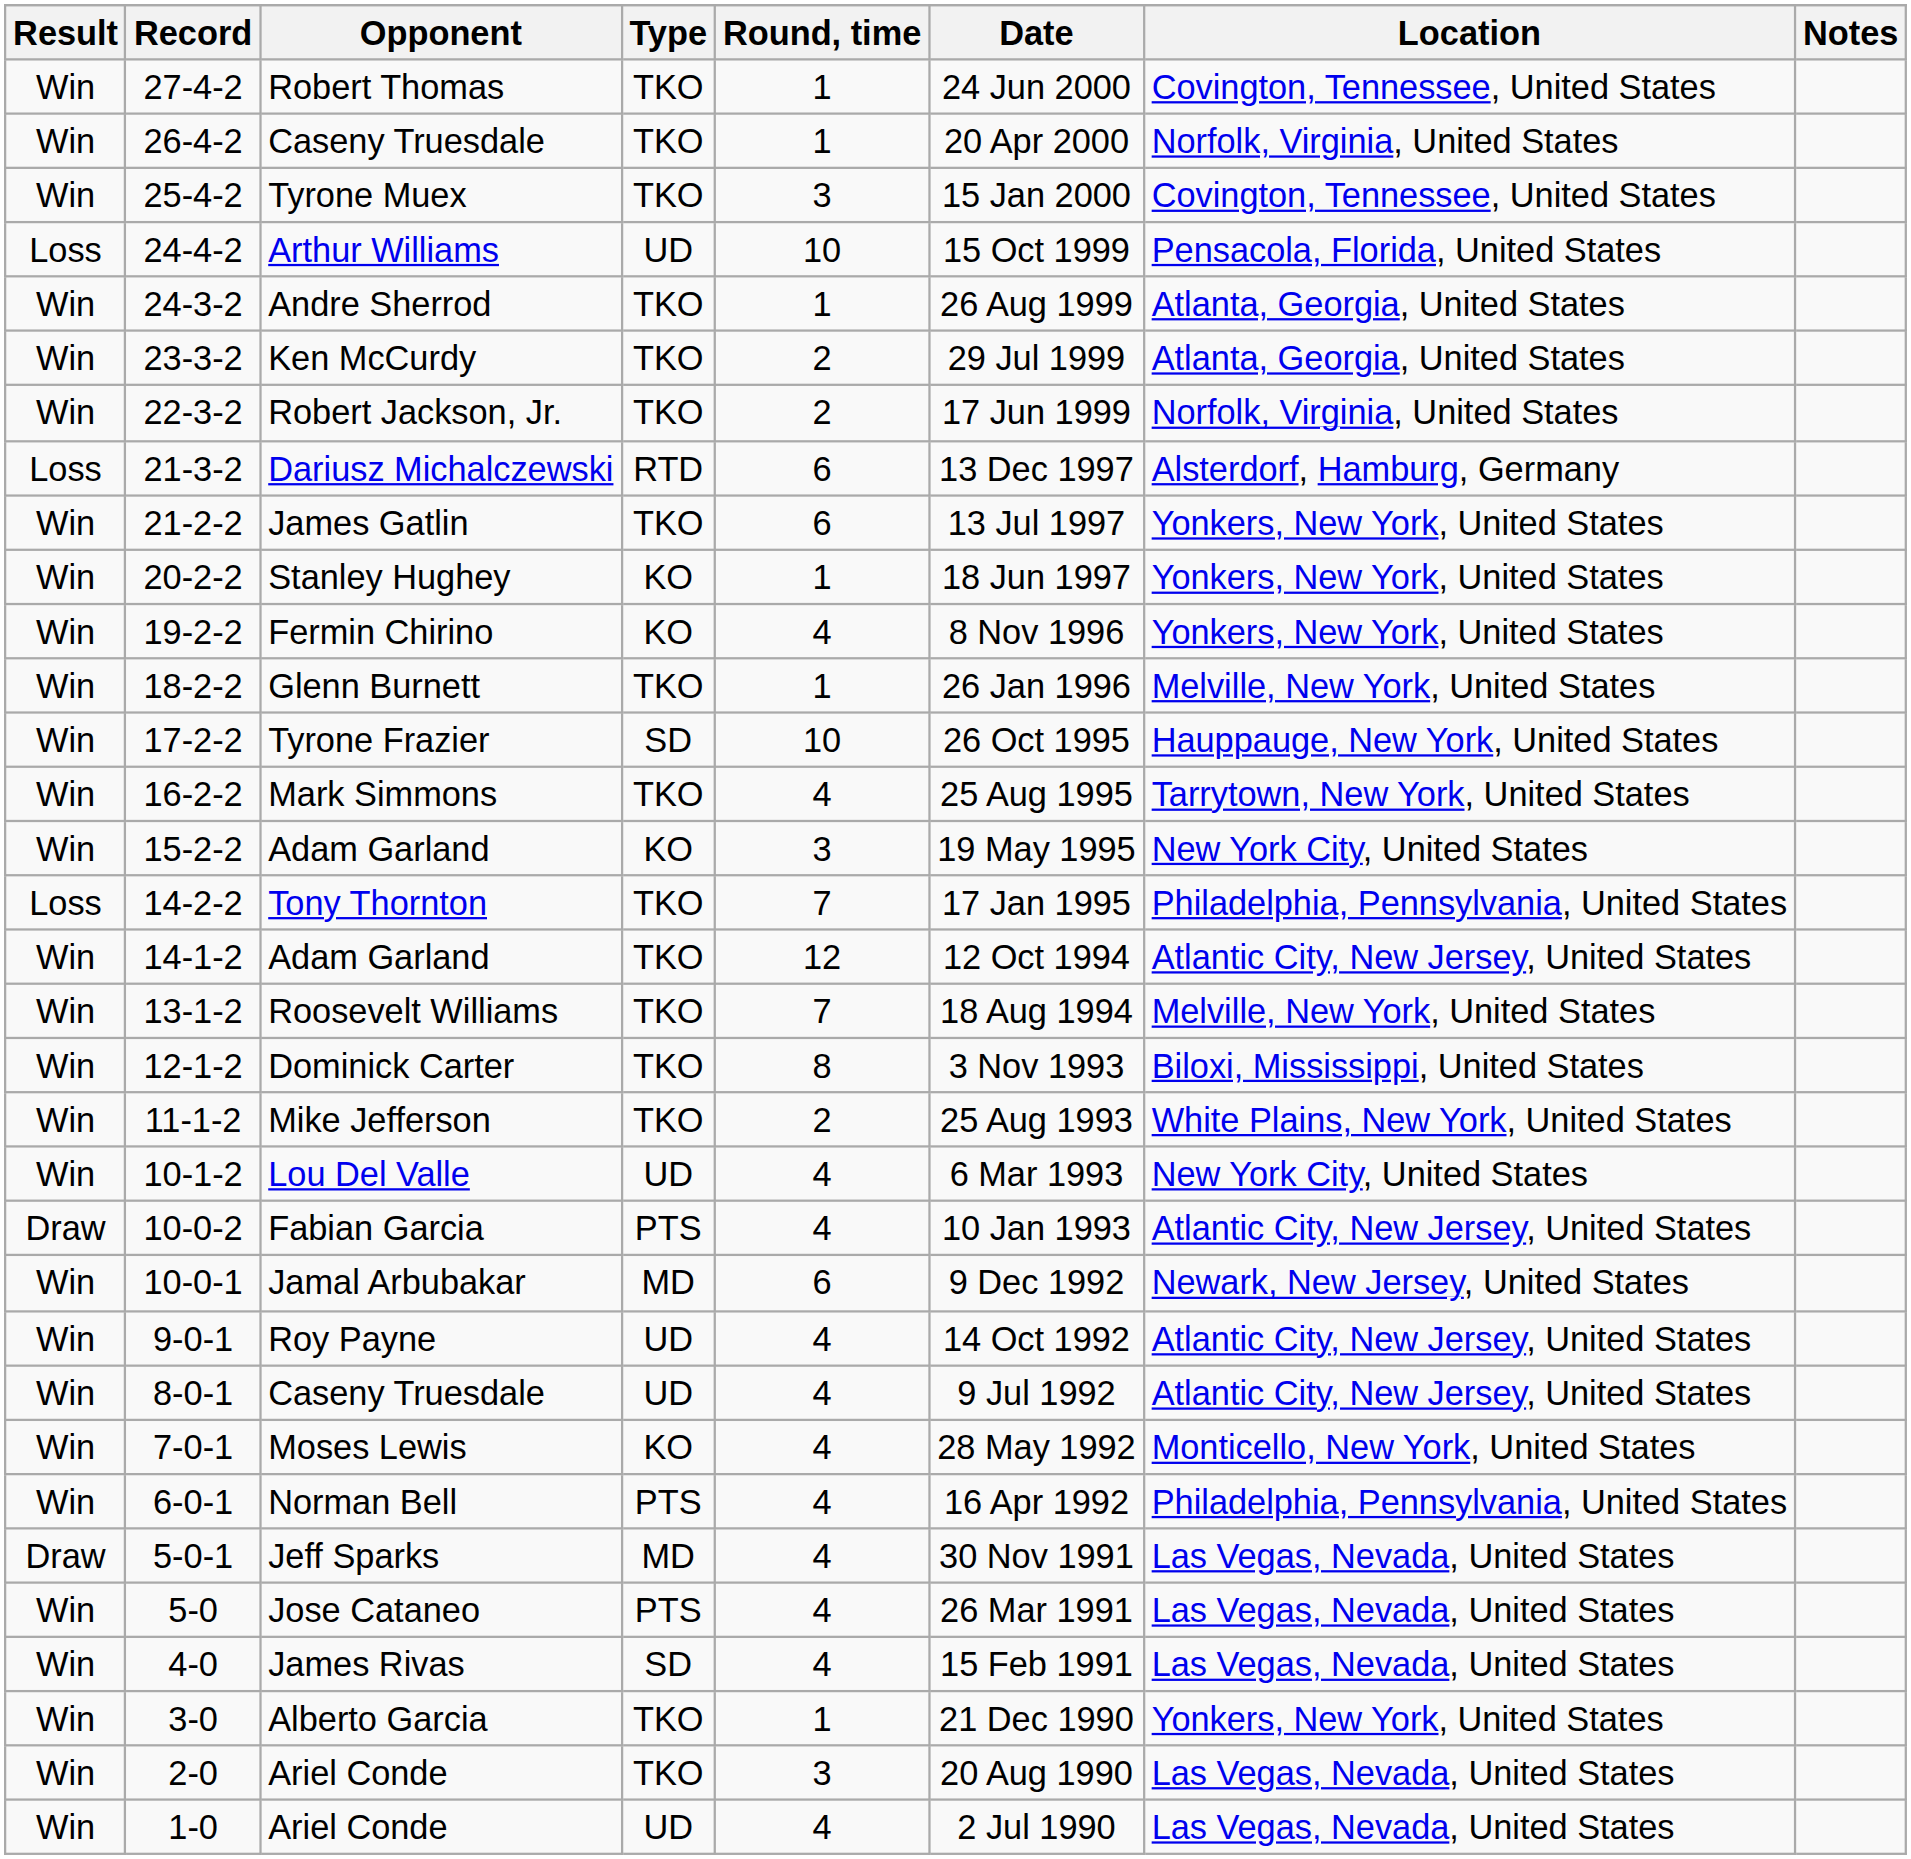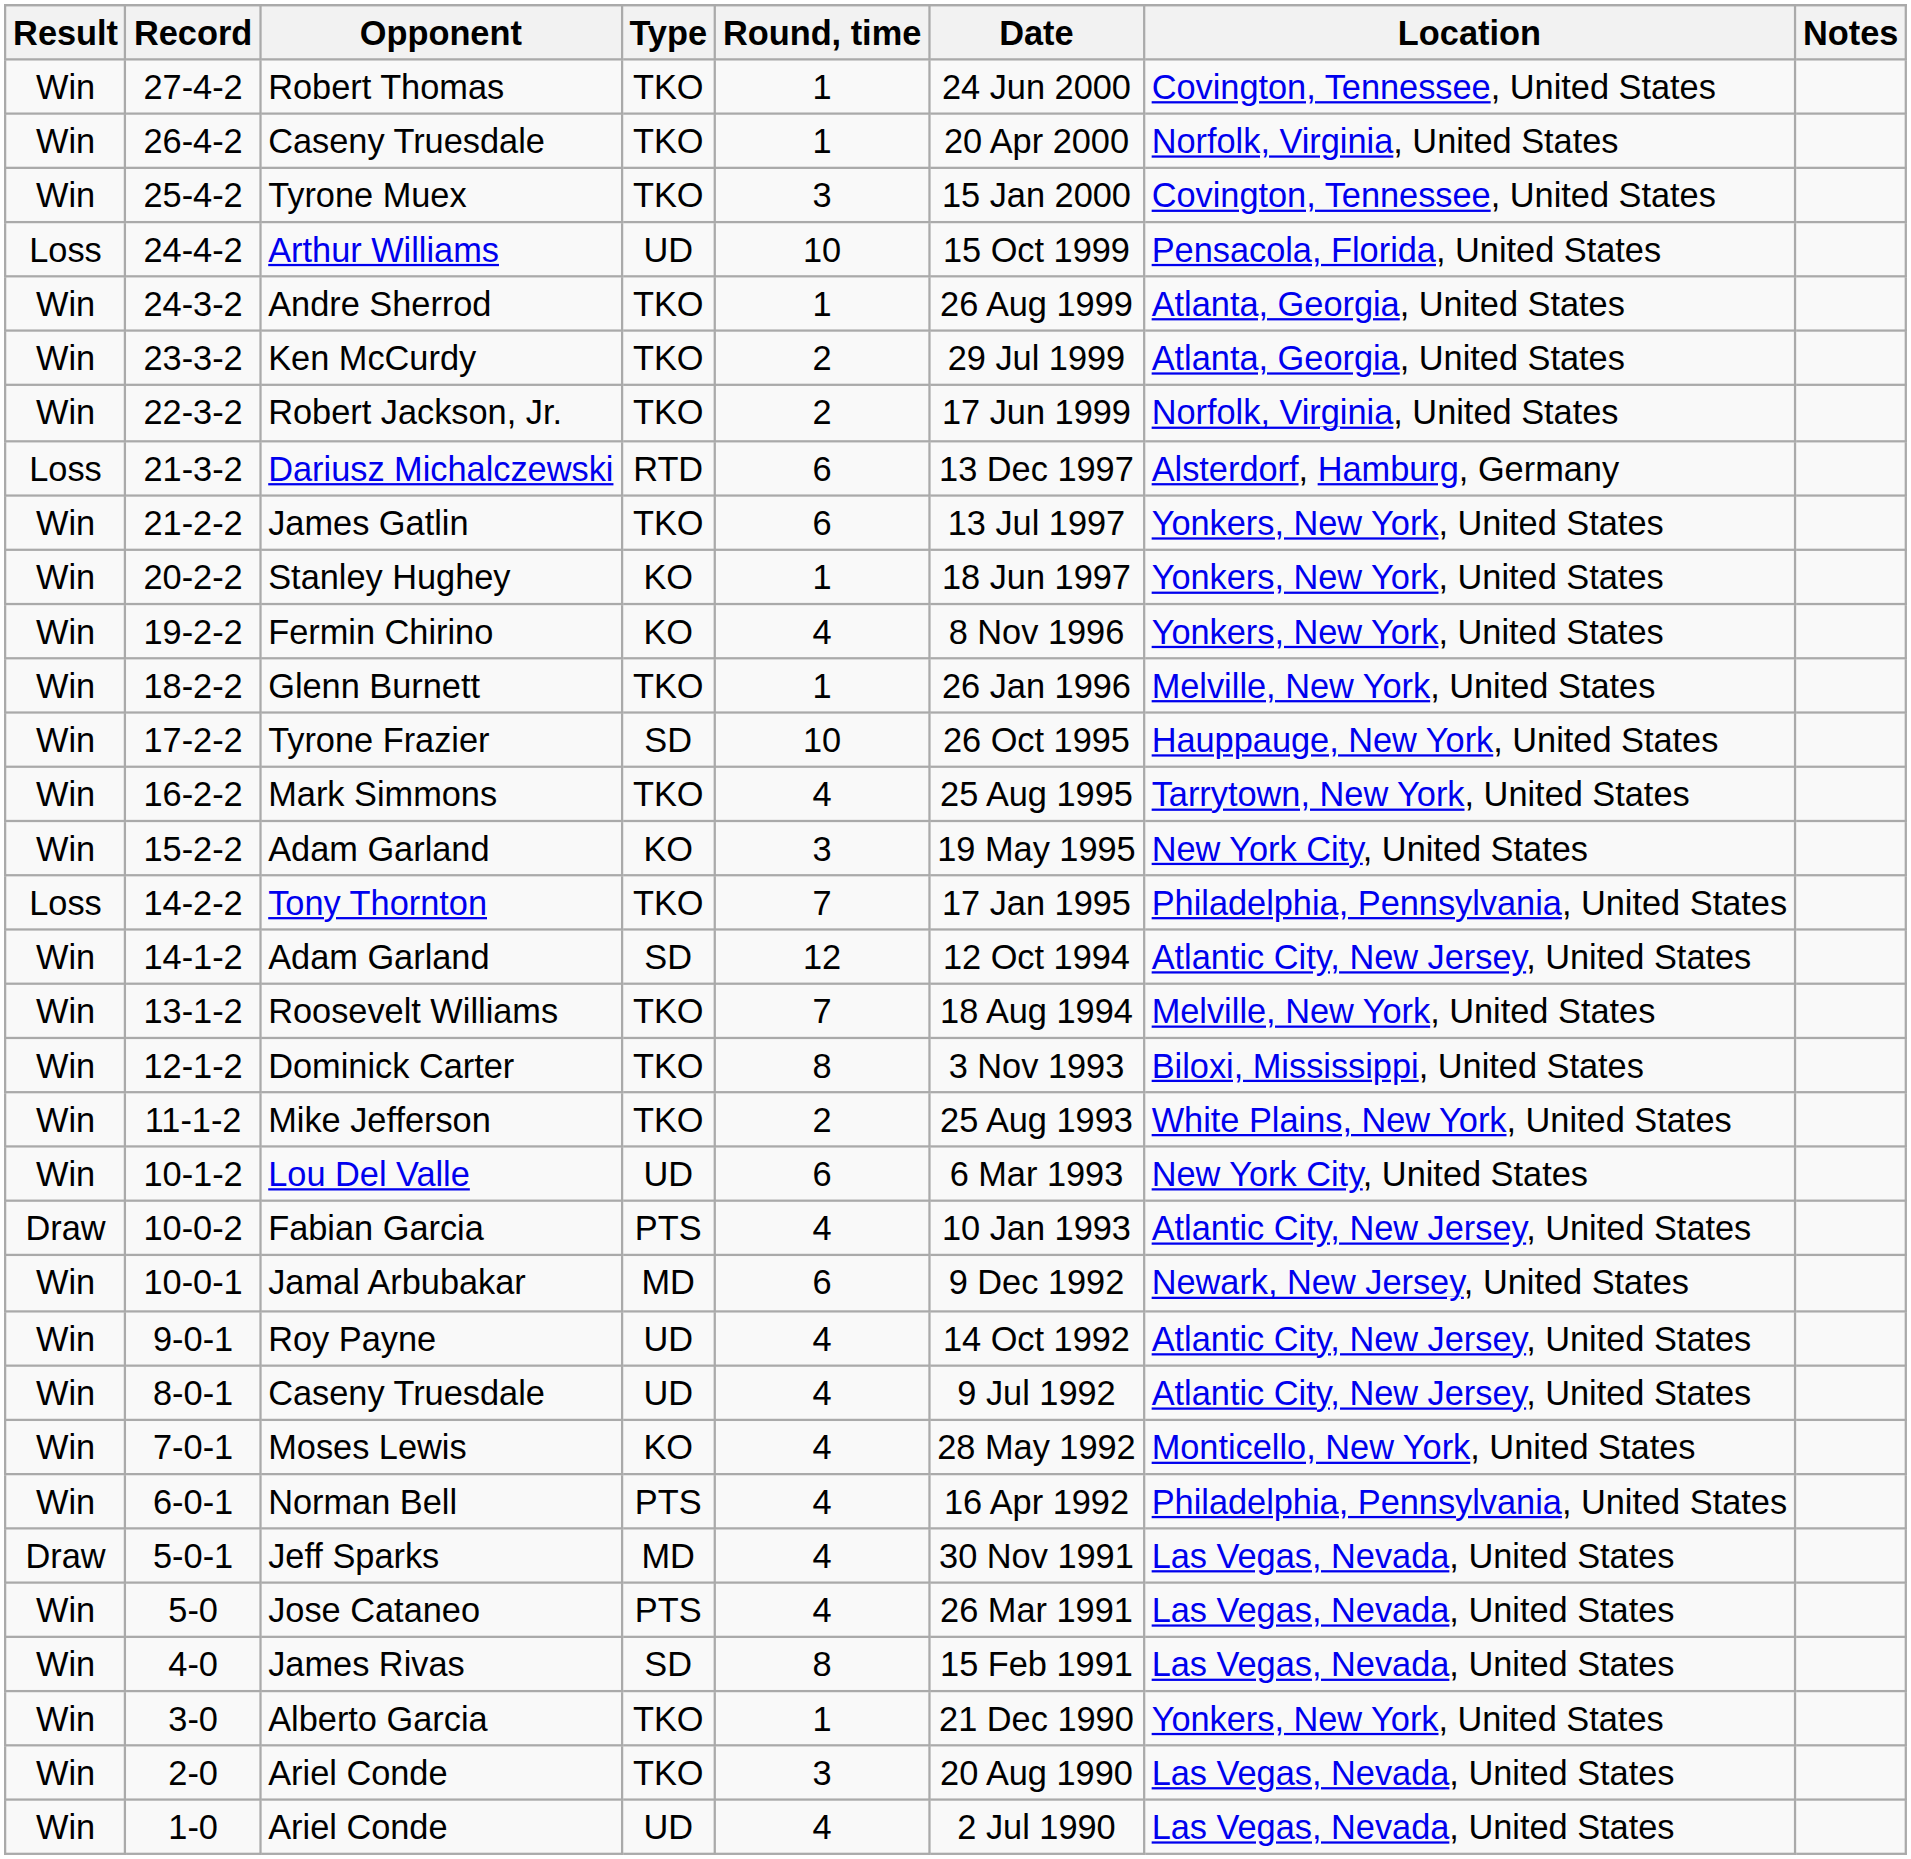(668, 957) TKO -> (668, 957) SD
(822, 1175) 4 -> (822, 1175) 6
(822, 1664) 4 -> (822, 1664) 8
